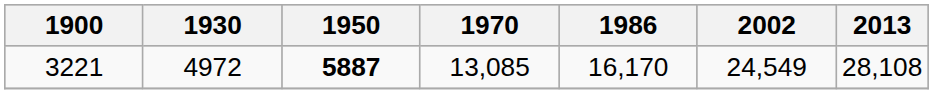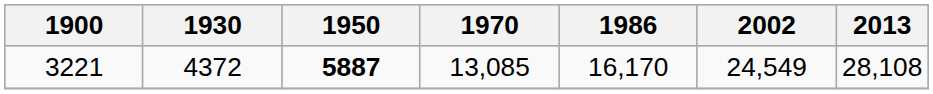(213, 66) 4972 -> (213, 66) 4372
